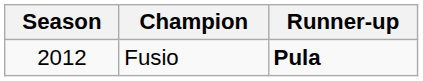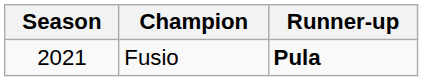(62, 57) 2012 -> (62, 57) 2021
